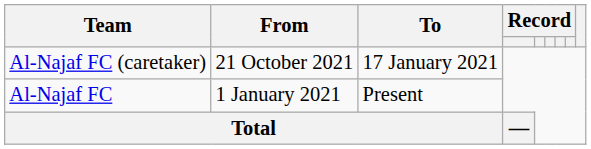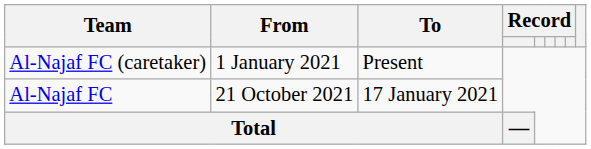(284, 62) 21 October 2021 -> (278, 62) 1 January 2021
(430, 62) 17 January 2021 -> (393, 62) Present
(278, 95) 1 January 2021 -> (284, 95) 21 October 2021
(393, 95) Present -> (430, 95) 17 January 2021
